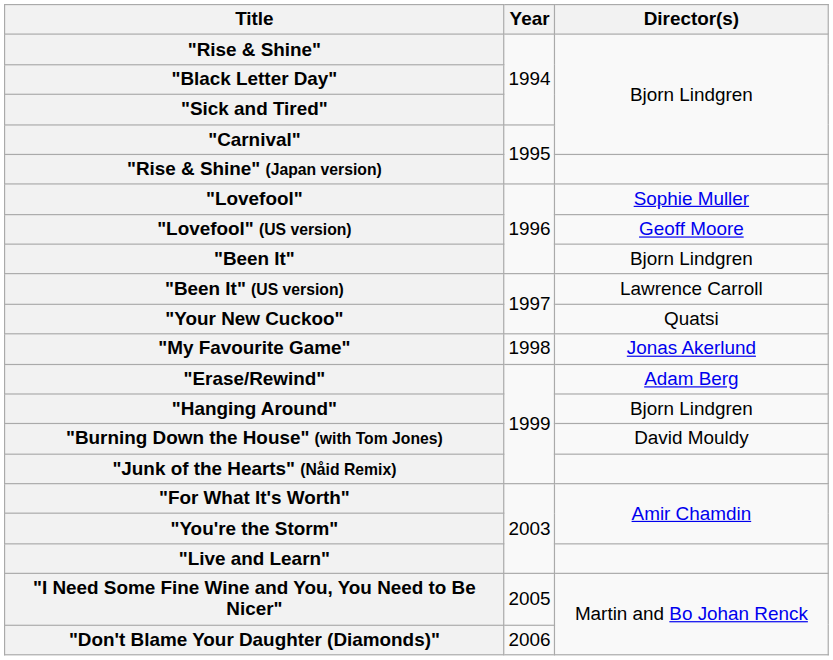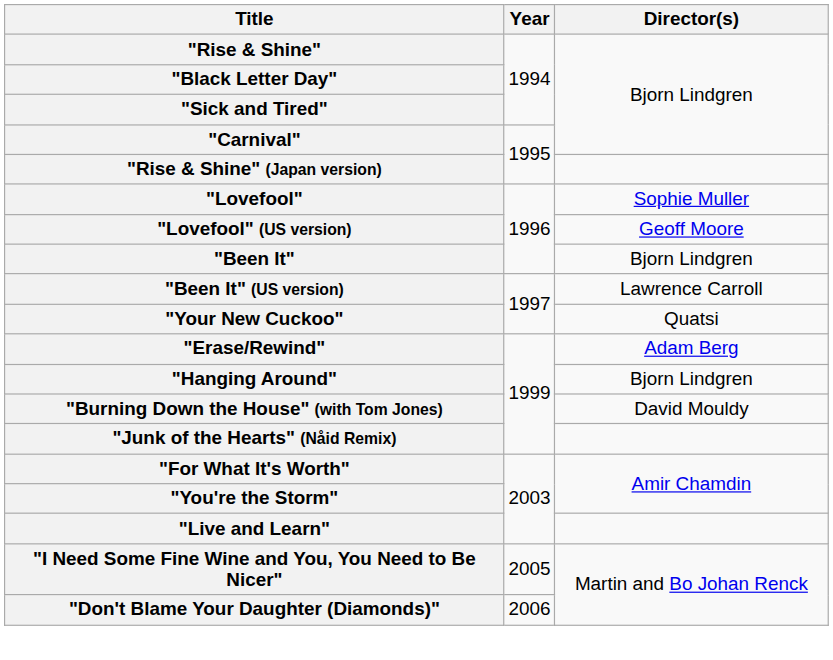- row: (254, 348)
